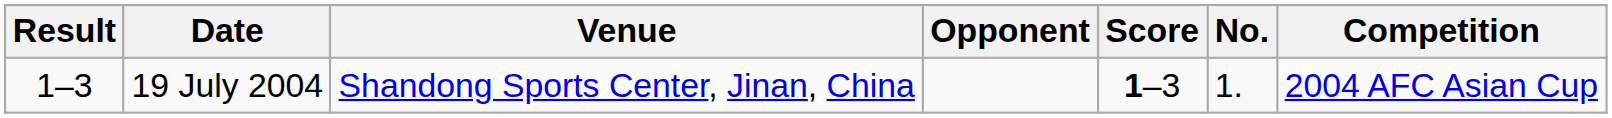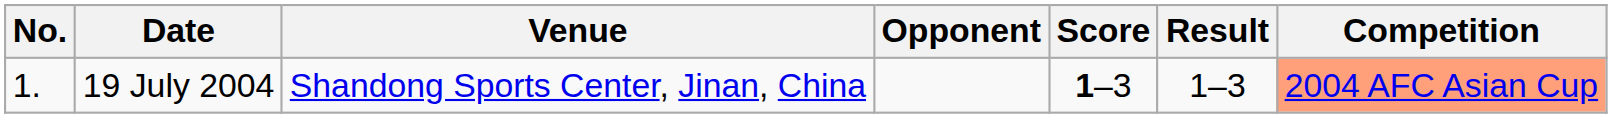columns swapped: (1242, 31) <-> (64, 31)
(1441, 84) no background -> (1441, 84) lightsalmon background
